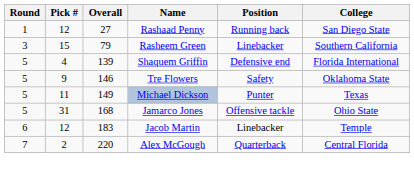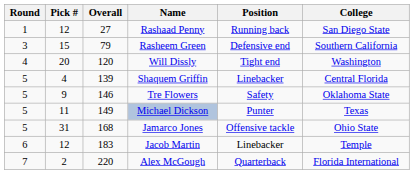(260, 45) Linebacker -> (260, 45) Defensive end
+ row: (173, 62)
(260, 62) Defensive end -> (260, 78) Linebacker
(356, 62) Florida International -> (356, 78) Central Florida
(356, 144) Central Florida -> (356, 161) Florida International
